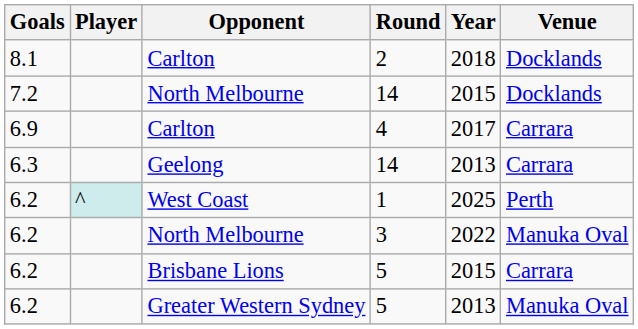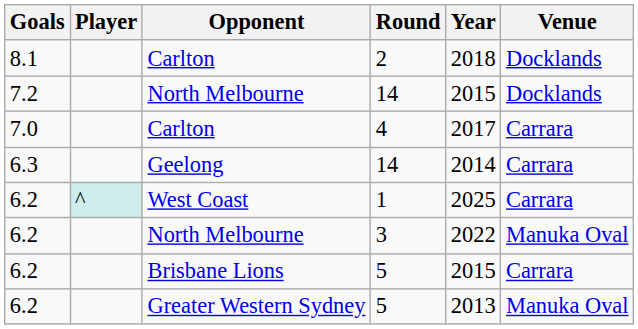(24, 128) 6.9 -> (24, 128) 7.0
(473, 164) 2013 -> (473, 164) 2014
(530, 199) Perth -> (540, 199) Carrara
